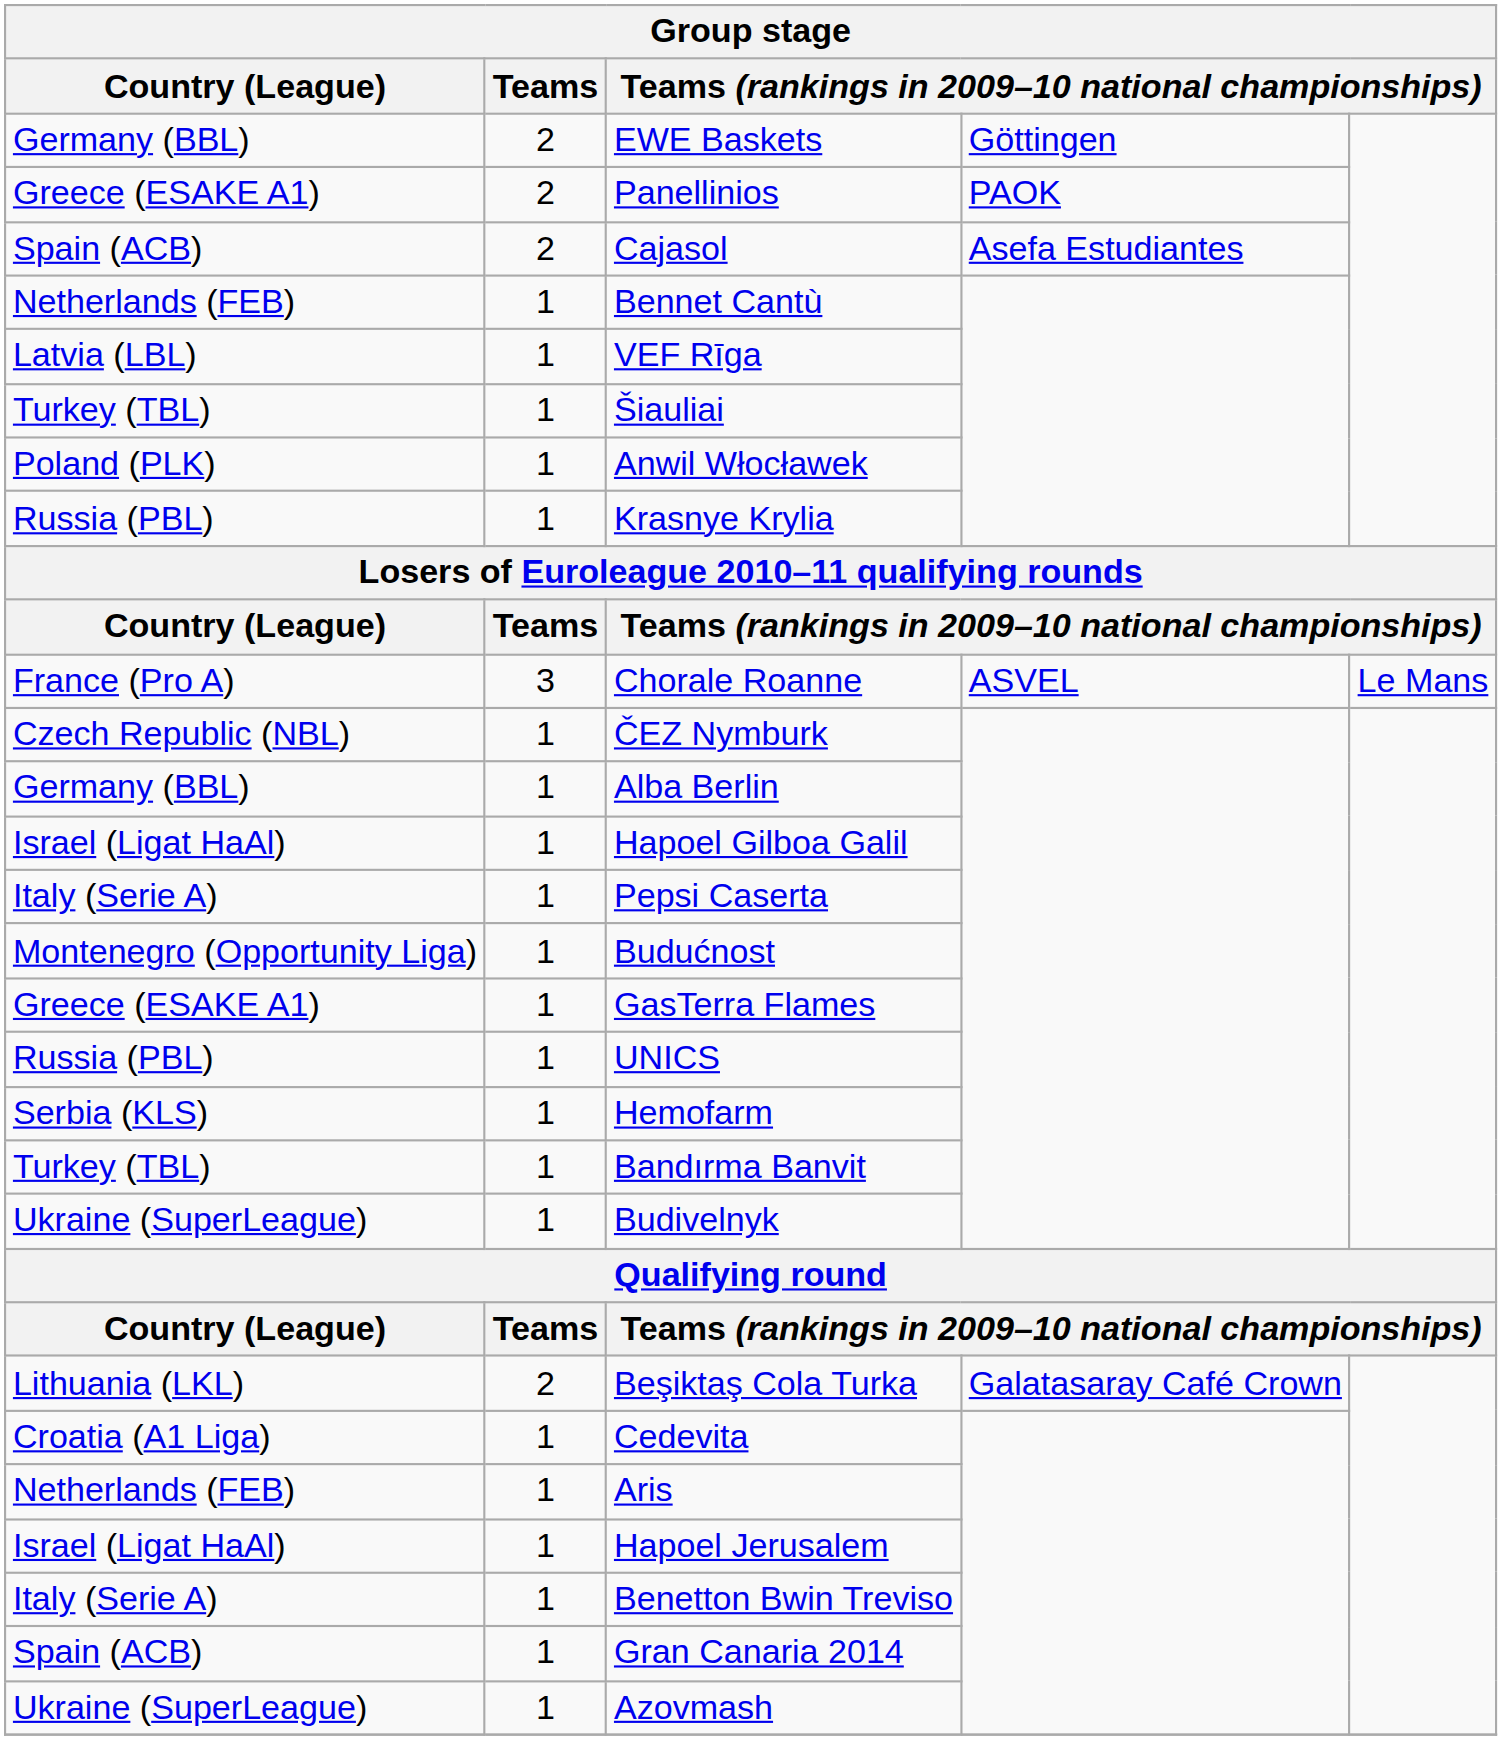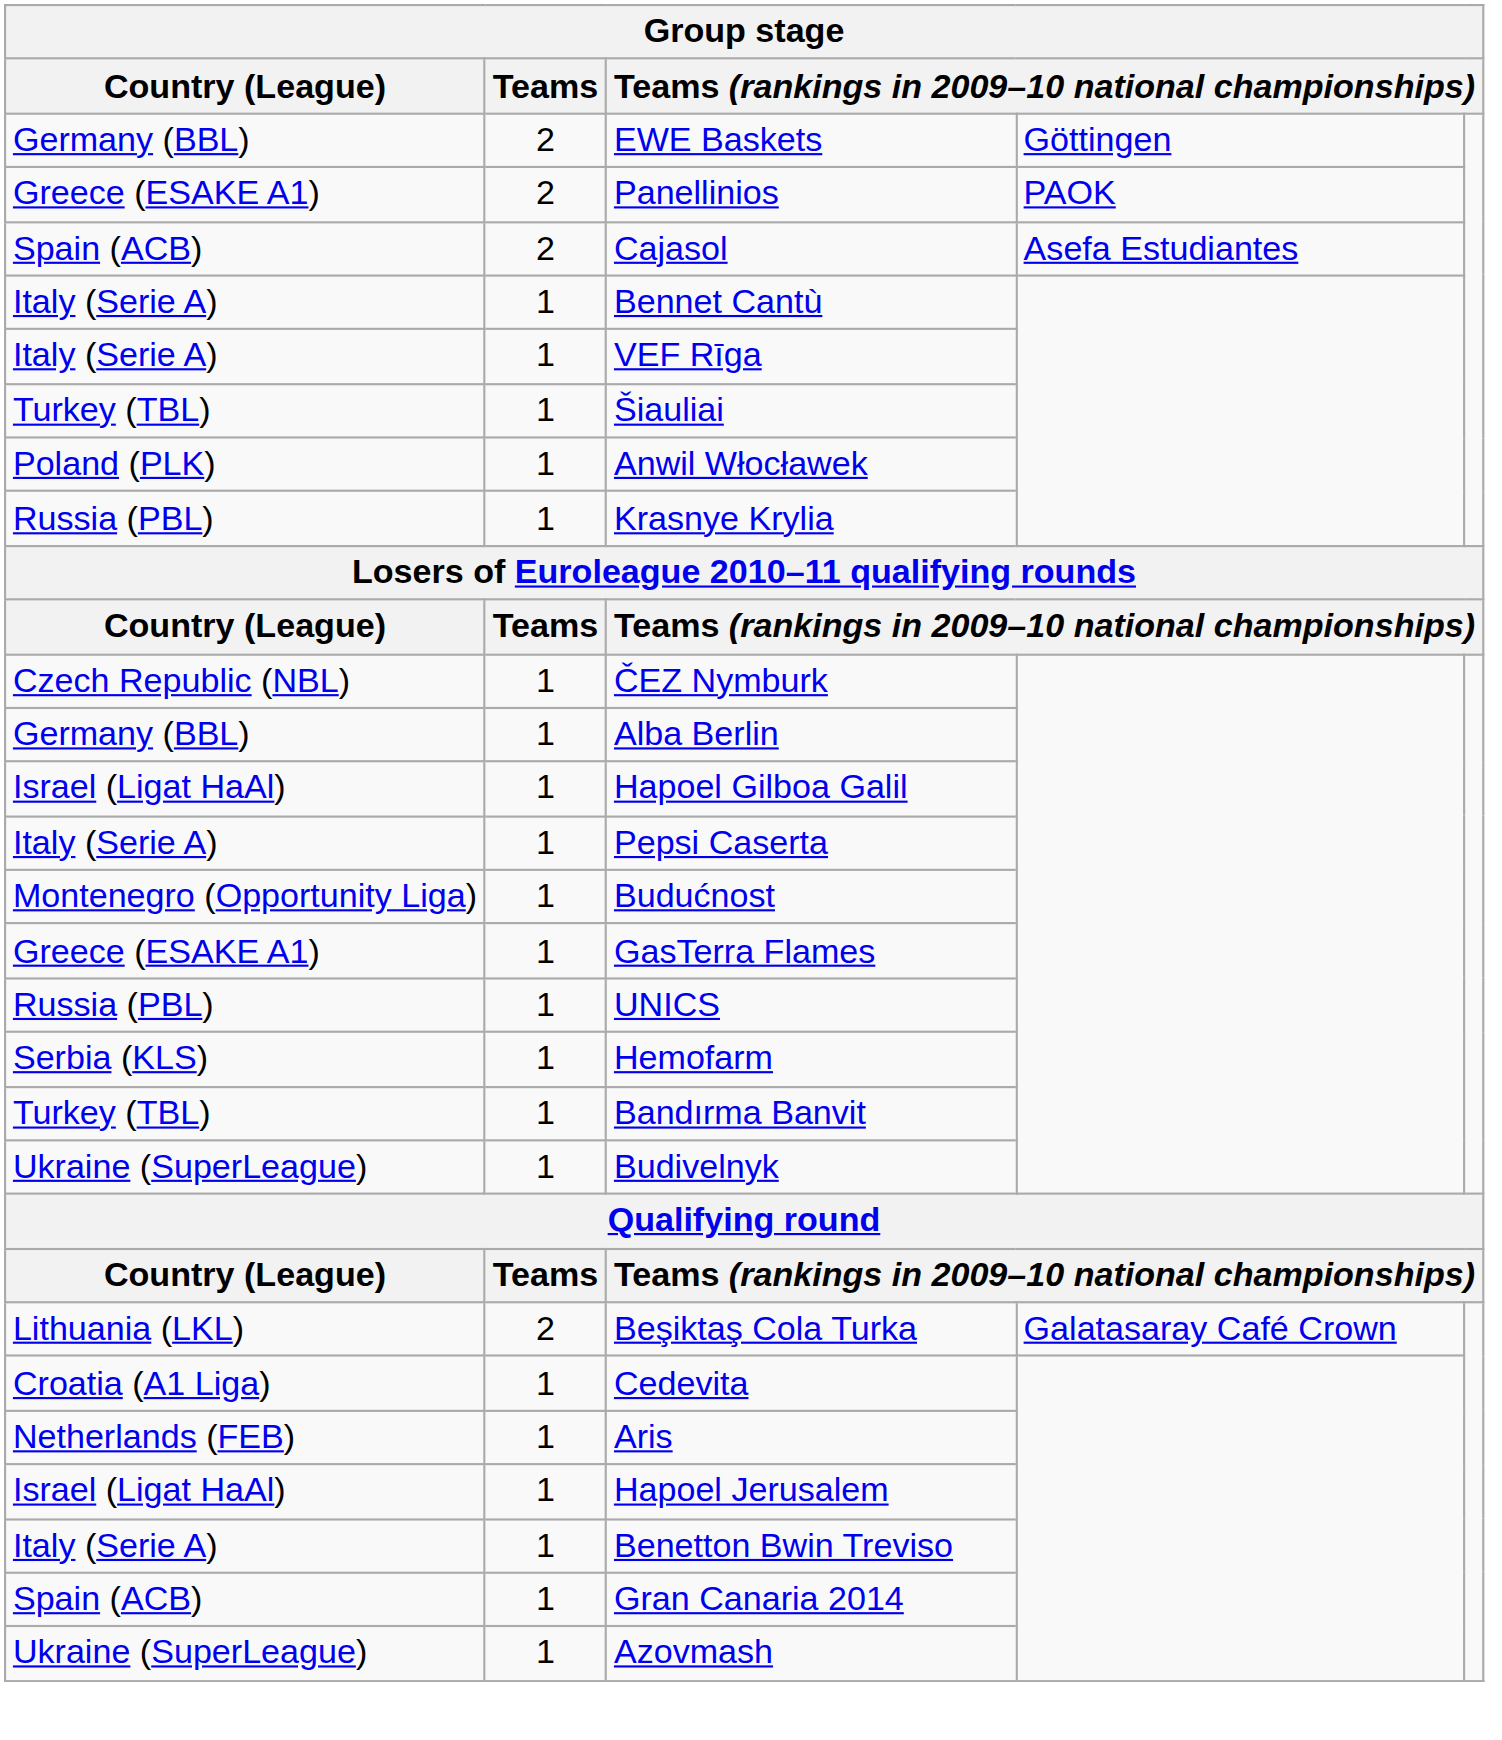(154, 301) Netherlands (FEB) -> (115, 301) Italy (Serie A)
(105, 355) Latvia (LBL) -> (115, 355) Italy (Serie A)
- row: (738, 680)
